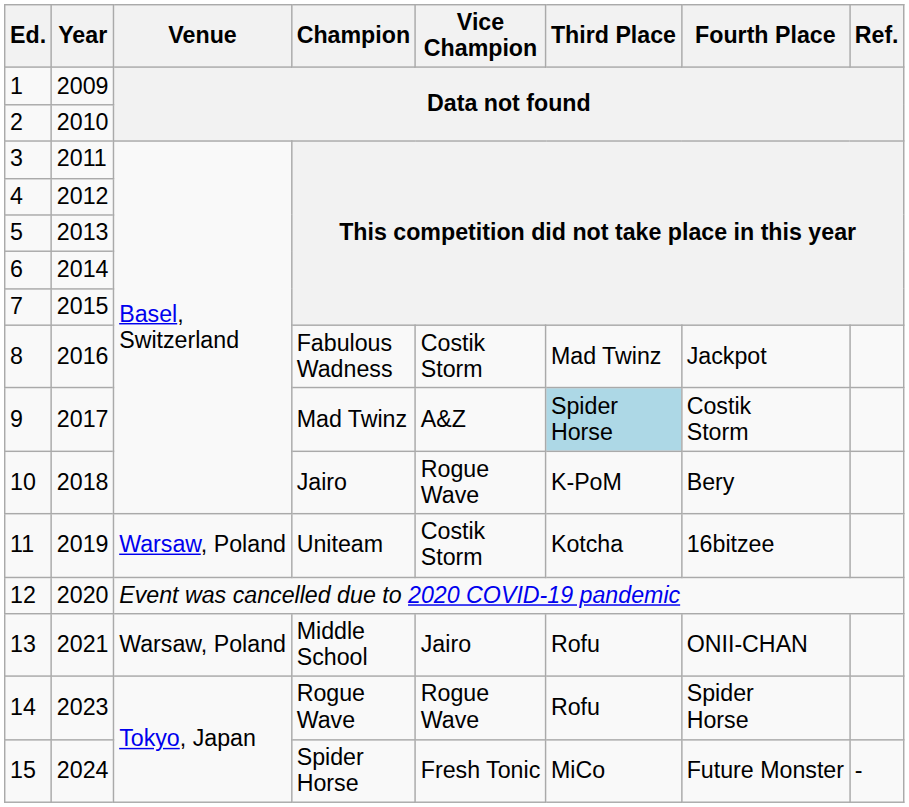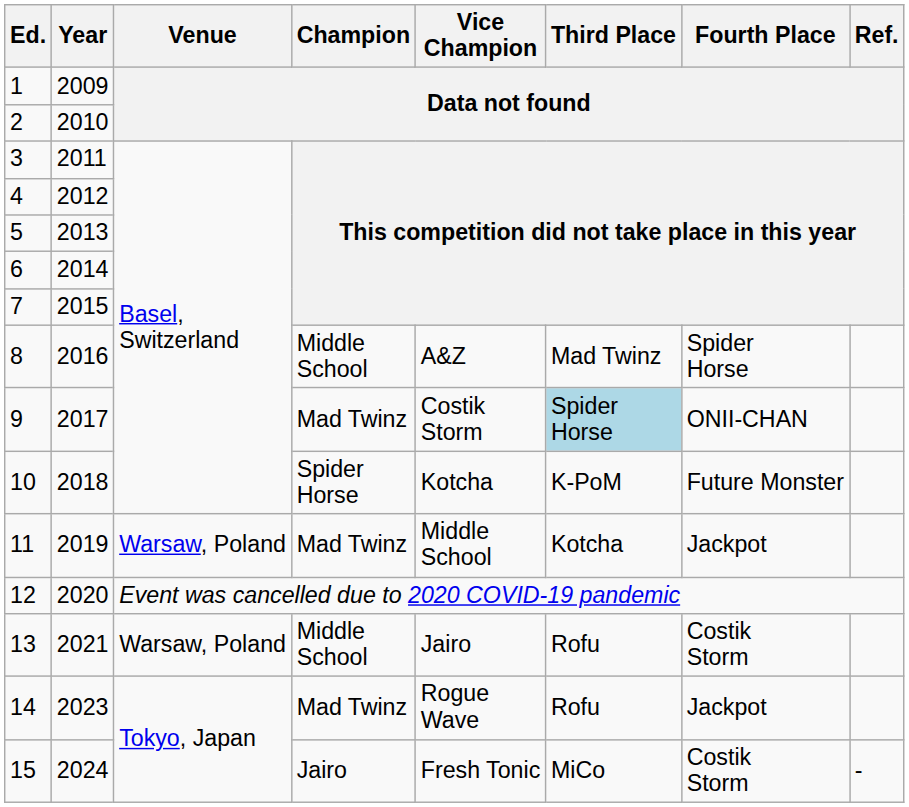(345, 356) Fabulous Wadness -> (332, 356) Middle School
(453, 356) Costik Storm -> (443, 356) A&Z
(727, 356) Jackpot -> (720, 356) Spider Horse
(443, 419) A&Z -> (453, 419) Costik Storm
(719, 419) Costik Storm -> (747, 419) ONII-CHAN
(322, 482) Jairo -> (330, 482) Spider Horse
(455, 482) Rogue Wave -> (457, 482) Kotcha
(711, 482) Bery -> (765, 482) Future Monster
(340, 545) Uniteam -> (352, 545) Mad Twinz
(453, 545) Costik Storm -> (456, 545) Middle School
(731, 545) 16bitzee -> (727, 545) Jackpot
(747, 644) ONII-CHAN -> (719, 644) Costik Storm
(331, 707) Rogue Wave -> (352, 707) Mad Twinz
(720, 707) Spider Horse -> (727, 707) Jackpot
(330, 770) Spider Horse -> (322, 770) Jairo
(765, 770) Future Monster -> (719, 770) Costik Storm
